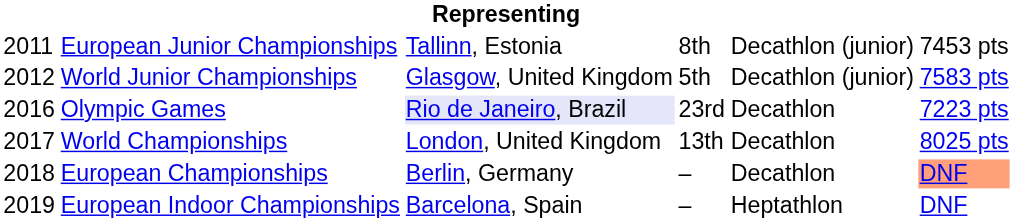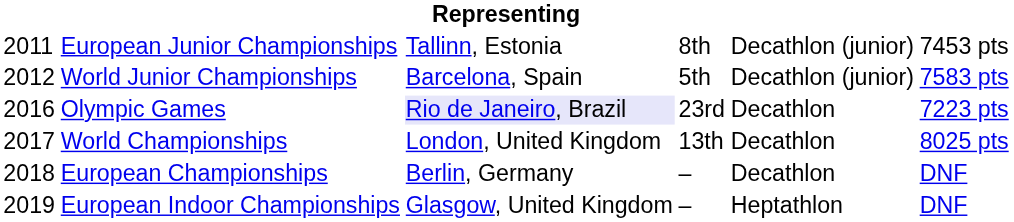(539, 77) Glasgow, United Kingdom -> (494, 77) Barcelona, Spain
(944, 173) lightsalmon background -> (944, 173) no background
(494, 205) Barcelona, Spain -> (539, 205) Glasgow, United Kingdom
